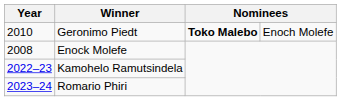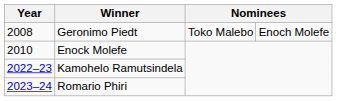(20, 31) 2010 -> (20, 31) 2008
(223, 31) bold -> (221, 31) normal
(20, 50) 2008 -> (20, 50) 2010
